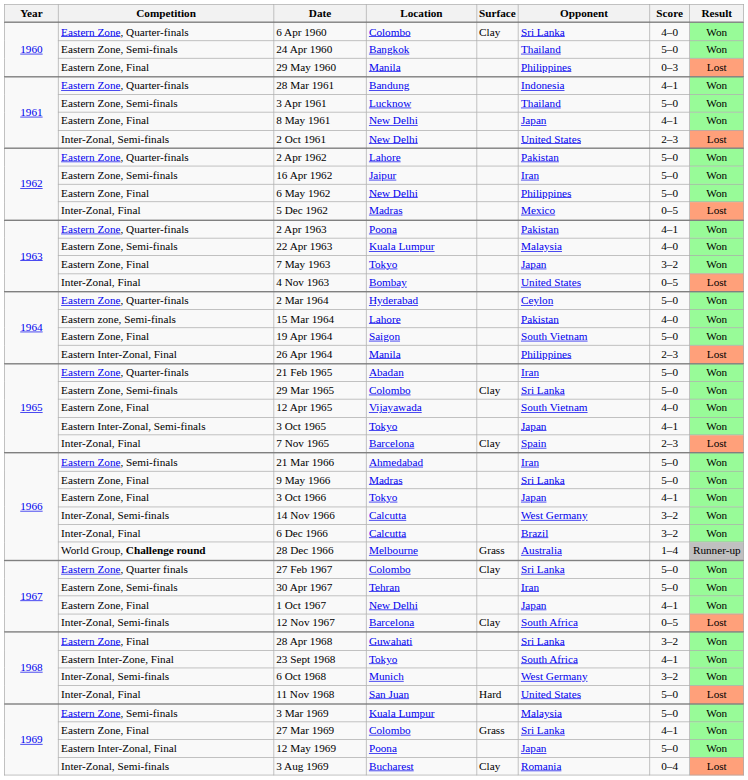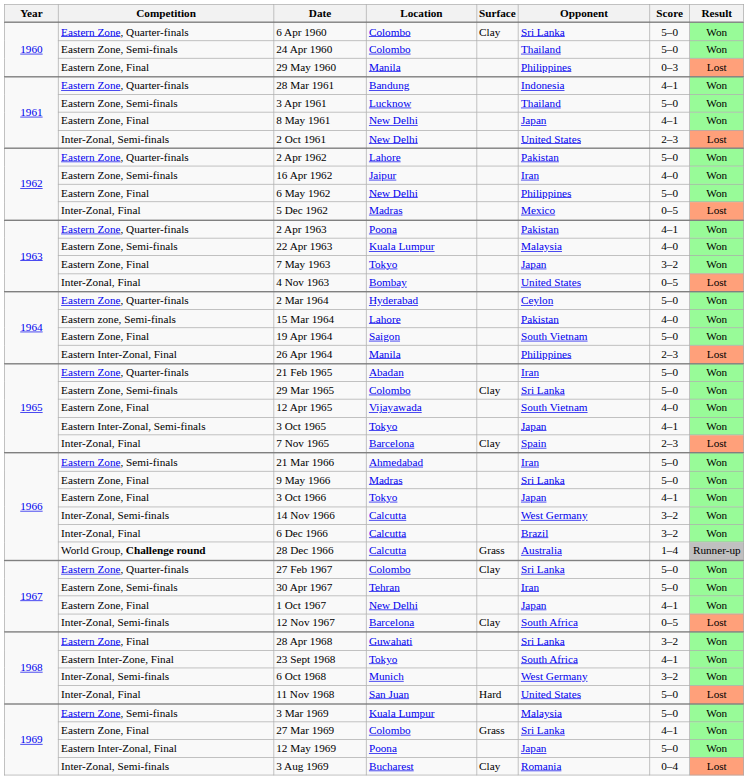(670, 31) 4–0 -> (670, 31) 5–0
(389, 49) Bangkok -> (390, 49) Colombo
(670, 175) 5–0 -> (670, 175) 4–0
(393, 551) Melbourne -> (388, 551) Calcutta
(125, 569) Eastern Zone, Quarter finals -> (125, 569) Eastern Zone, Quarter-finals
